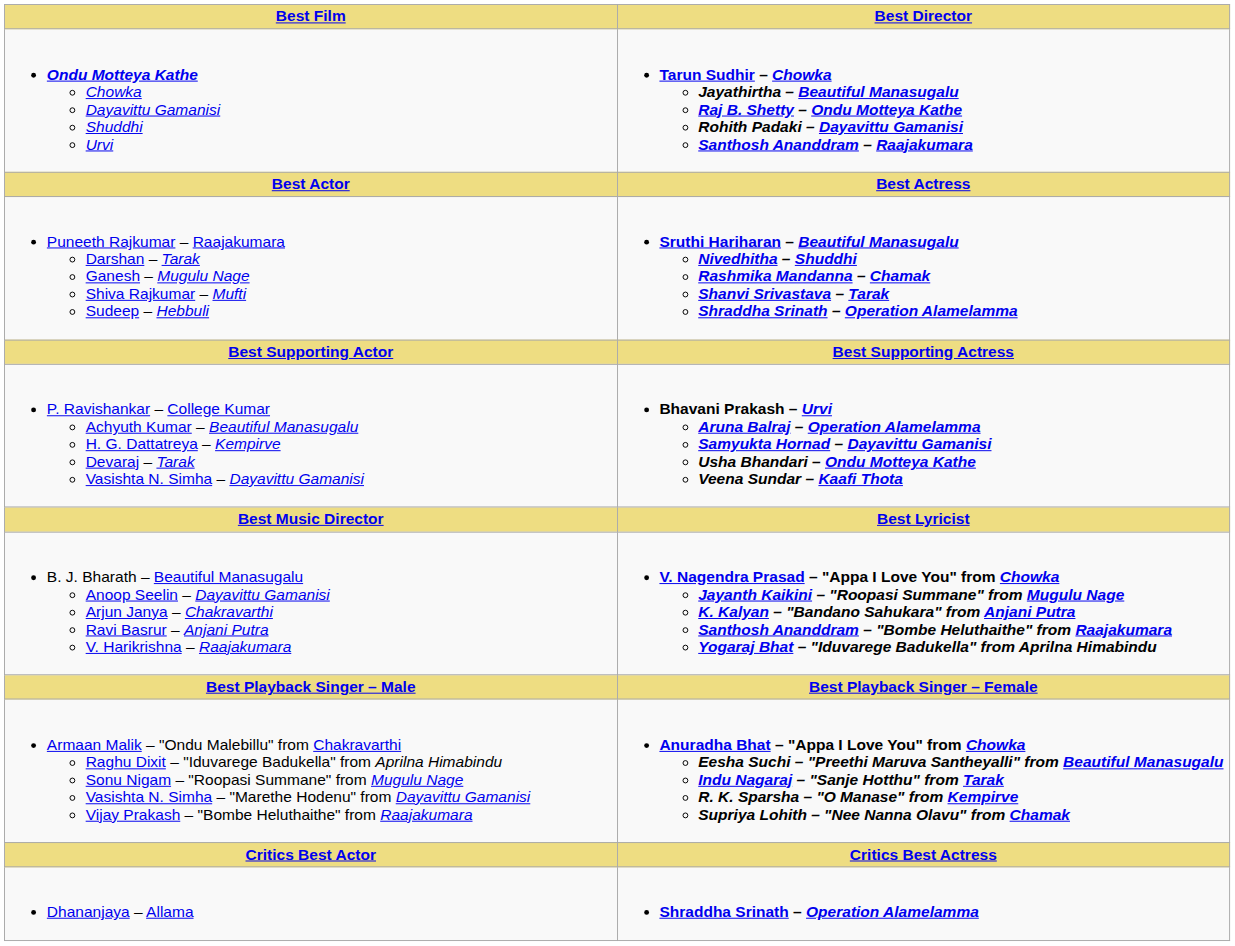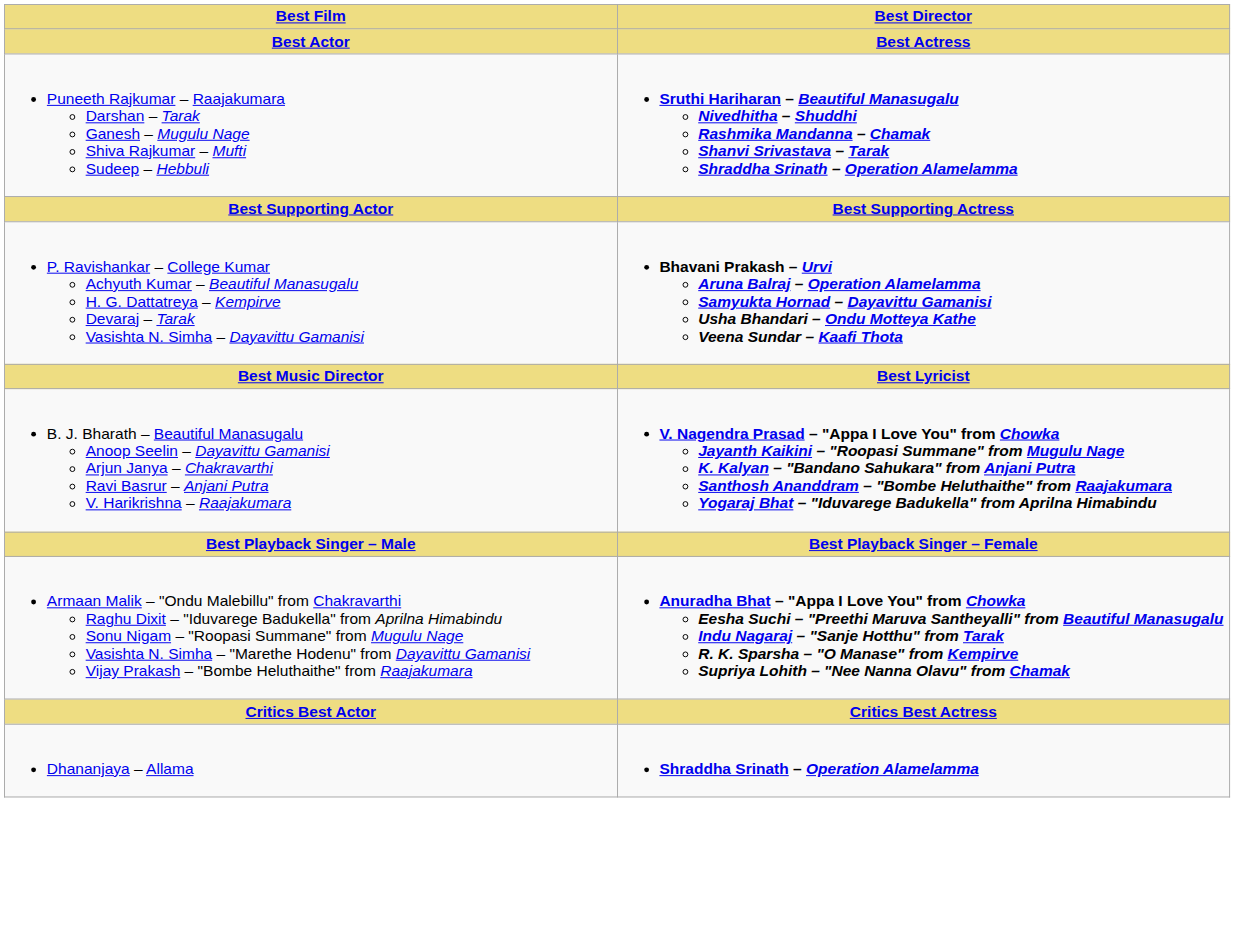- row: (311, 109)
